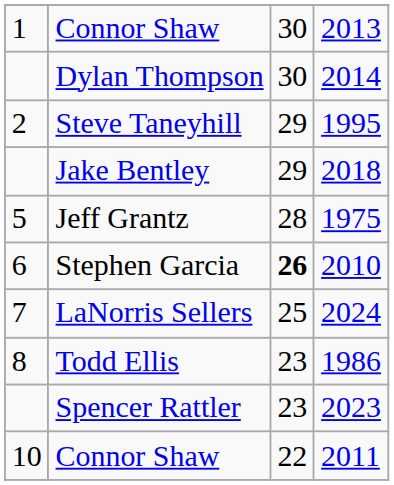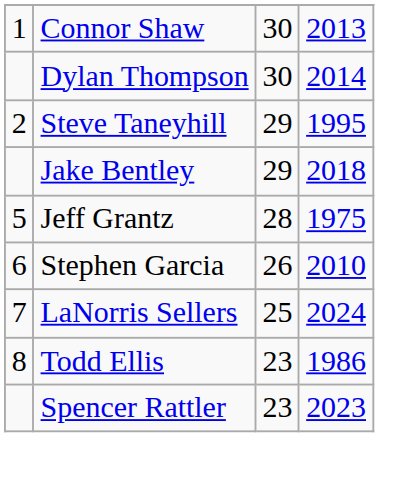(292, 265) bold -> (277, 265) normal
- row: (137, 455)
